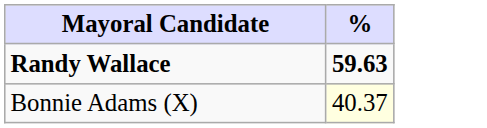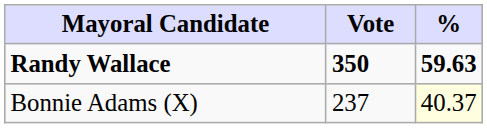+ column: (371, 24)
